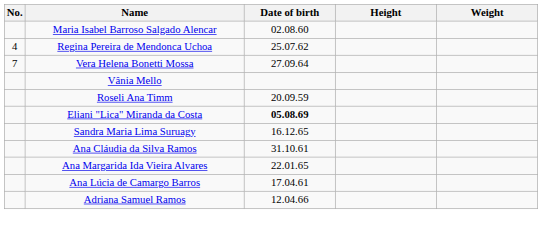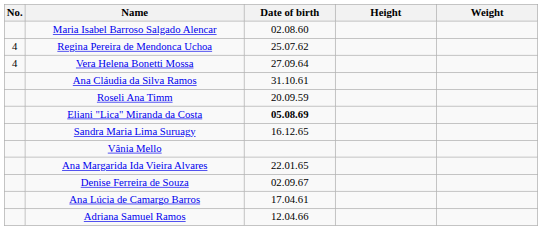(15, 64) 7 -> (15, 64) 4
rows swapped: (135, 149) <-> (135, 81)
+ row: (135, 183)
